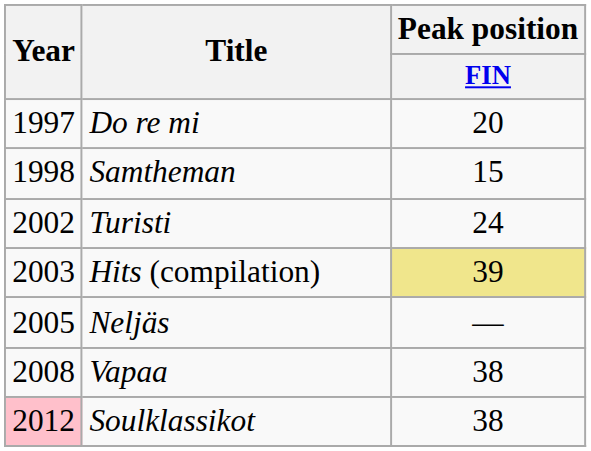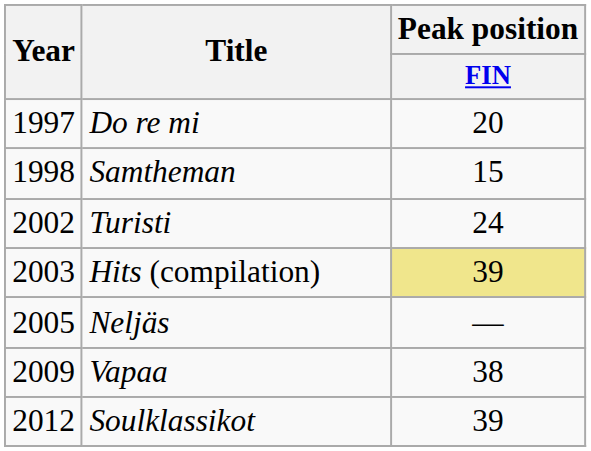(44, 371) 2008 -> (44, 371) 2009
(44, 421) pink background -> (44, 421) no background
(488, 421) 38 -> (488, 421) 39
